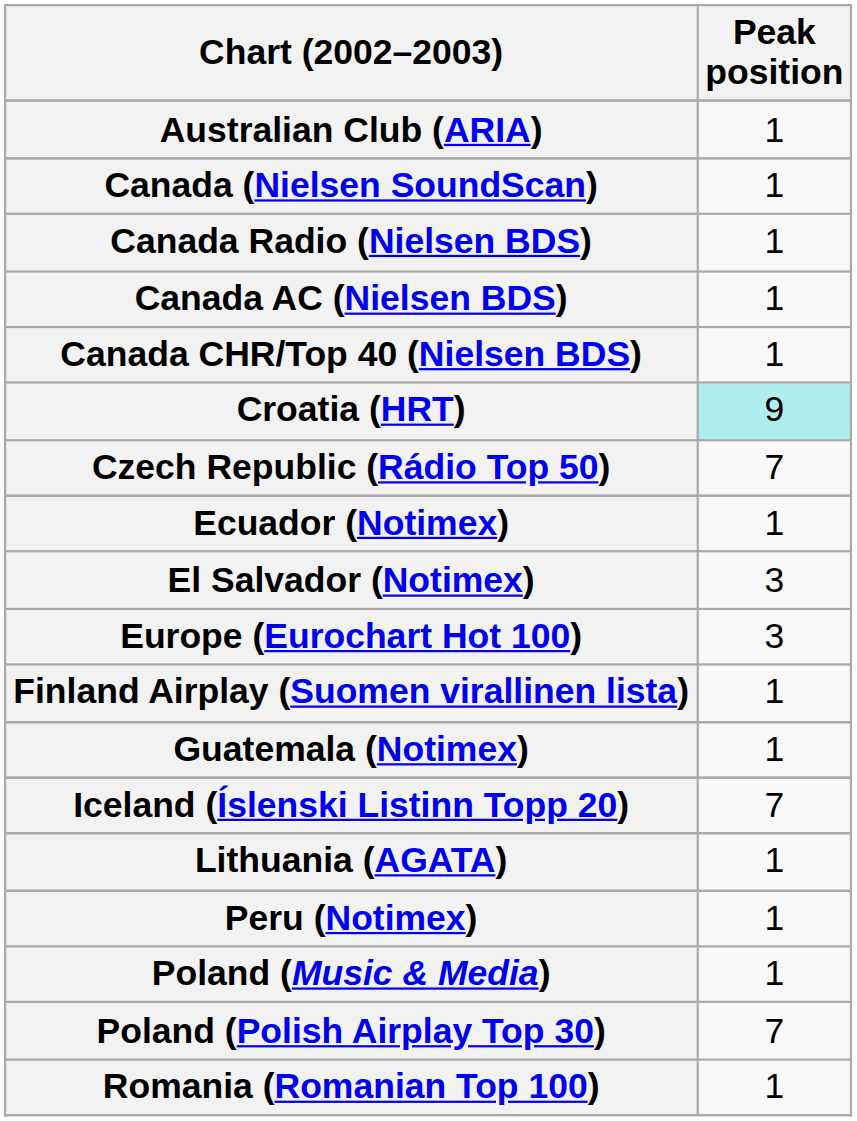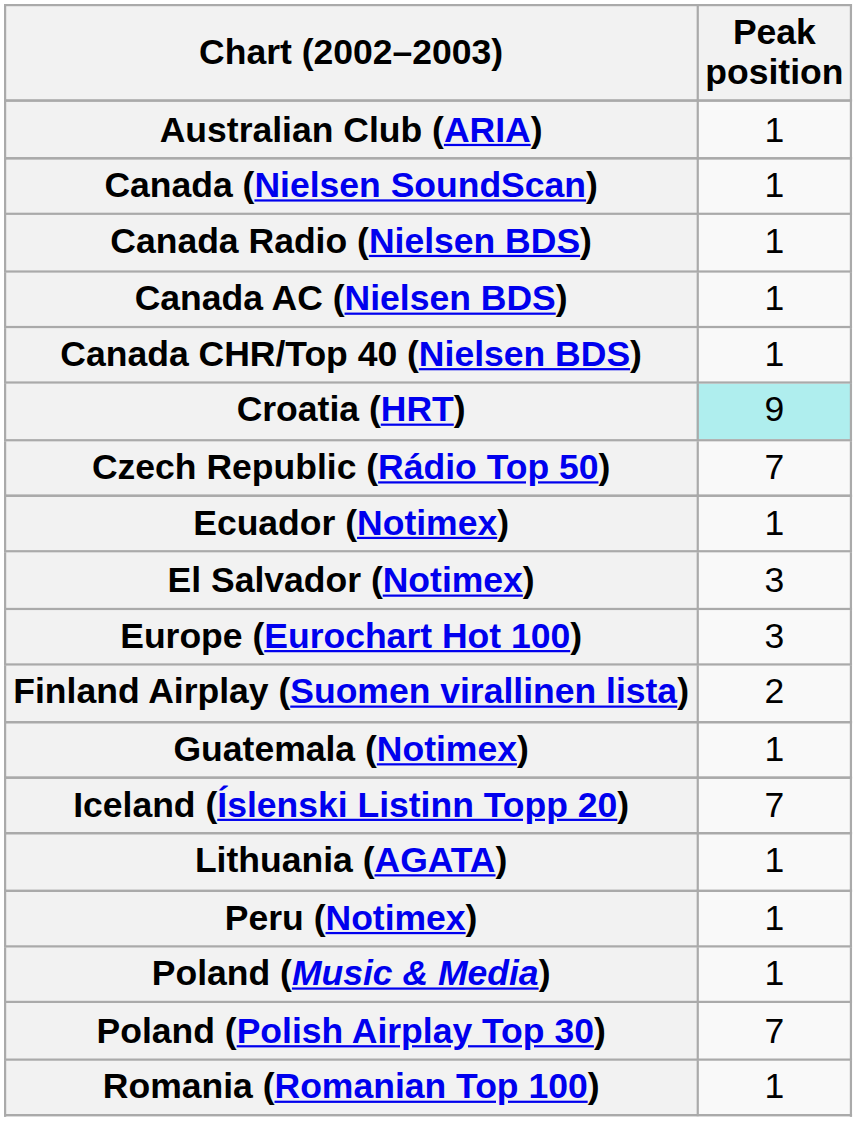(774, 692) 1 -> (774, 692) 2
